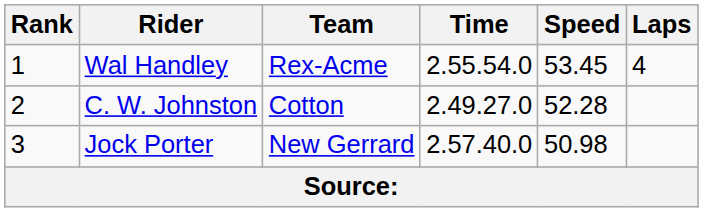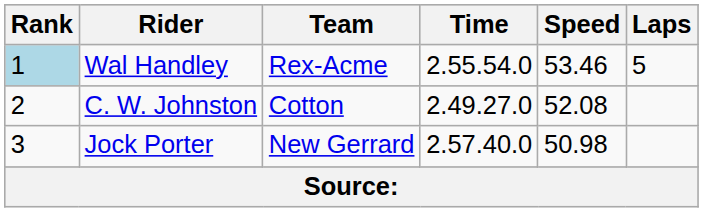(18, 65) no background -> (18, 65) lightblue background
(576, 65) 53.45 -> (576, 65) 53.46
(639, 65) 4 -> (639, 65) 5
(576, 105) 52.28 -> (576, 105) 52.08
